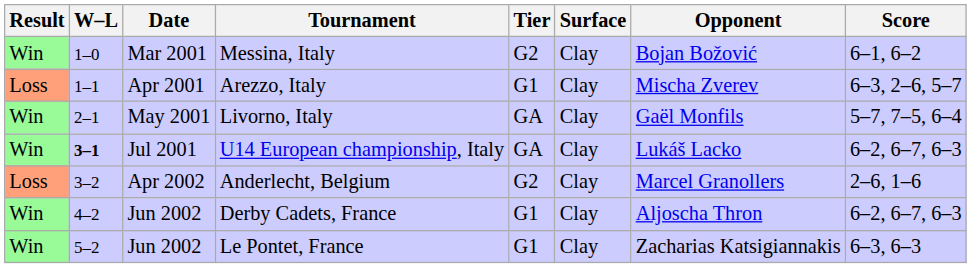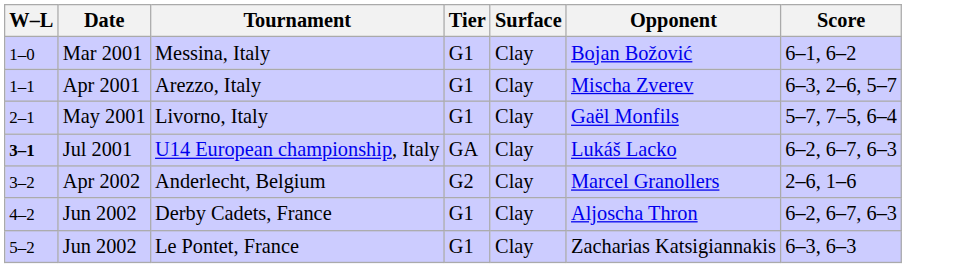- column: (37, 20)
(526, 52) G2 -> (461, 52) G1
(528, 117) GA -> (461, 117) G1
